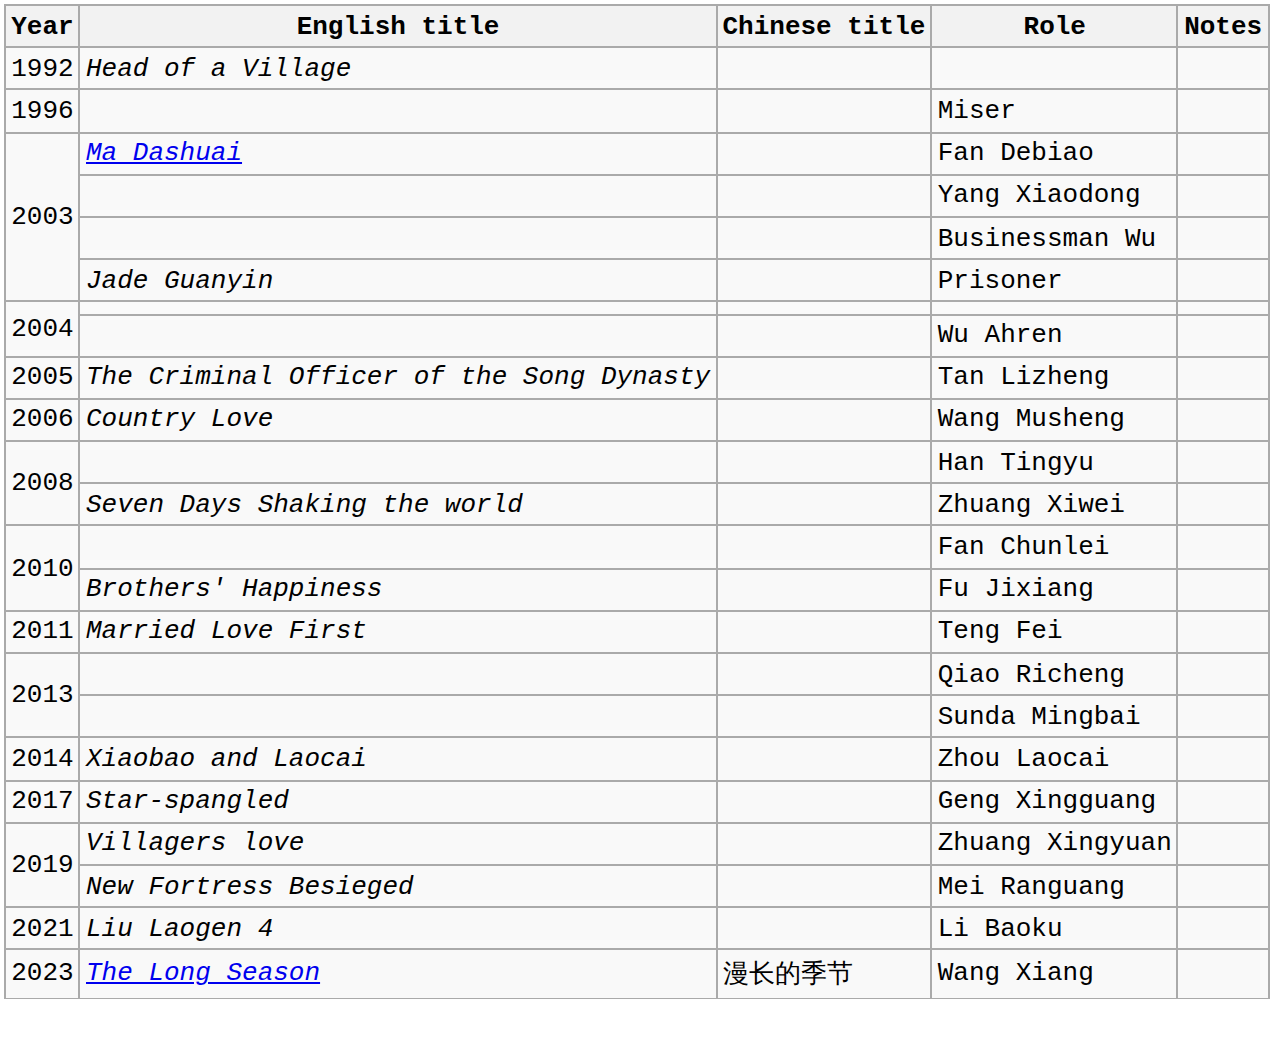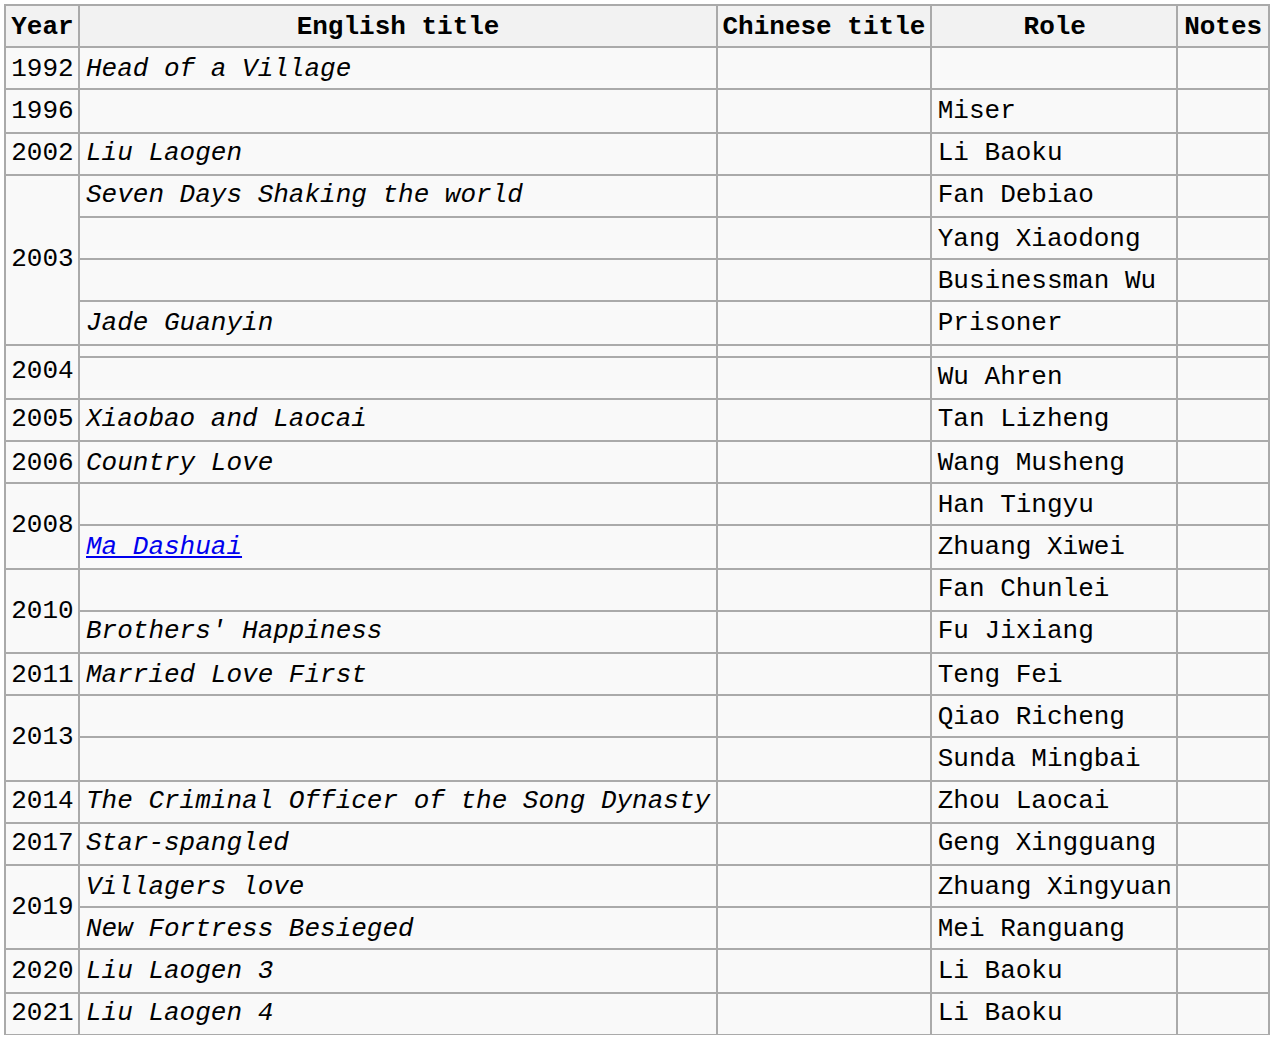+ row: (42, 153)
(164, 153) Ma Dashuai -> (304, 196) Seven Days Shaking the world
(398, 378) The Criminal Officer of the Song Dynasty -> (226, 420) Xiaobao and Laocai
(304, 505) Seven Days Shaking the world -> (164, 547) Ma Dashuai
(226, 759) Xiaobao and Laocai -> (398, 801) The Criminal Officer of the Song Dynasty
+ row: (42, 971)
- row: (42, 974)
